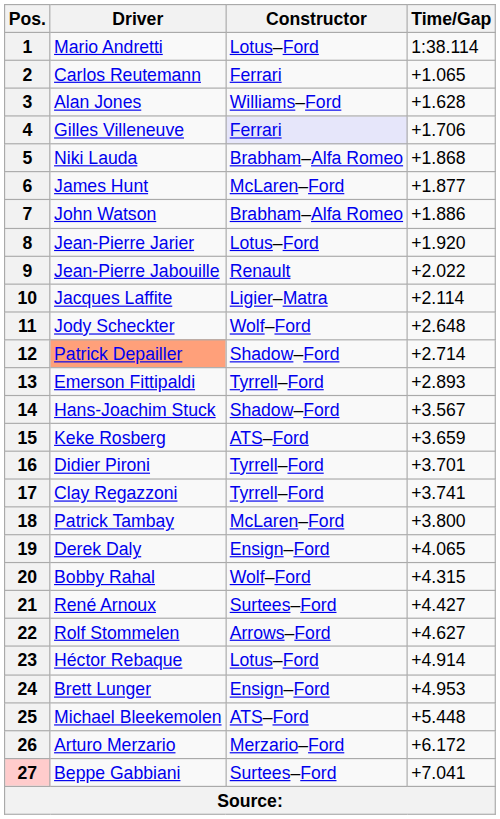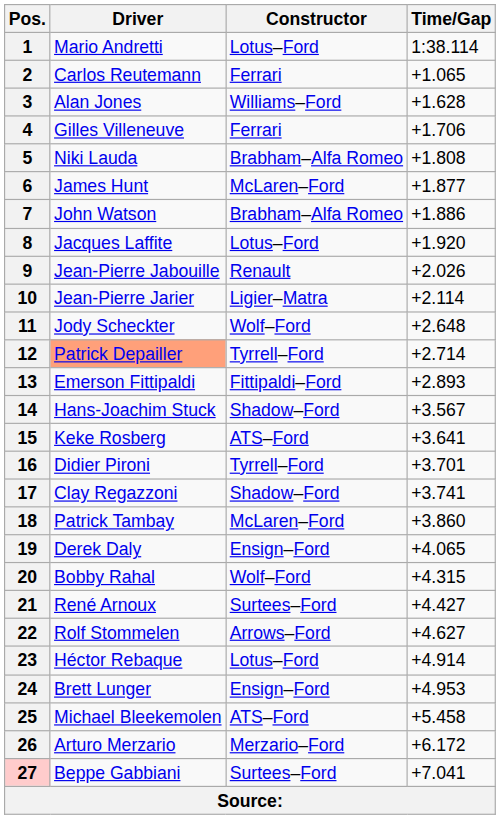(256, 130) lavender background -> (256, 130) no background
(438, 158) +1.868 -> (438, 158) +1.808
(124, 242) Jean-Pierre Jarier -> (113, 242) Jacques Laffite
(438, 270) +2.022 -> (438, 270) +2.026
(113, 298) Jacques Laffite -> (124, 298) Jean-Pierre Jarier
(285, 354) Shadow–Ford -> (277, 354) Tyrrell–Ford
(277, 382) Tyrrell–Ford -> (286, 382) Fittipaldi–Ford
(438, 437) +3.659 -> (438, 437) +3.641
(277, 493) Tyrrell–Ford -> (285, 493) Shadow–Ford
(438, 521) +3.800 -> (438, 521) +3.860
(438, 717) +5.448 -> (438, 717) +5.458
